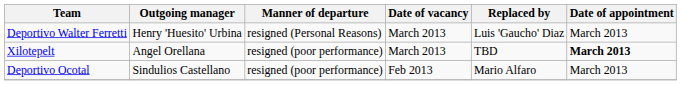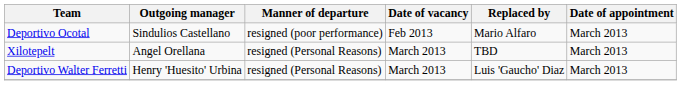rows swapped: (48, 70) <-> (67, 32)
(315, 51) resigned (poor performance) -> (314, 51) resigned (Personal Reasons)
(600, 51) bold -> (599, 51) normal
